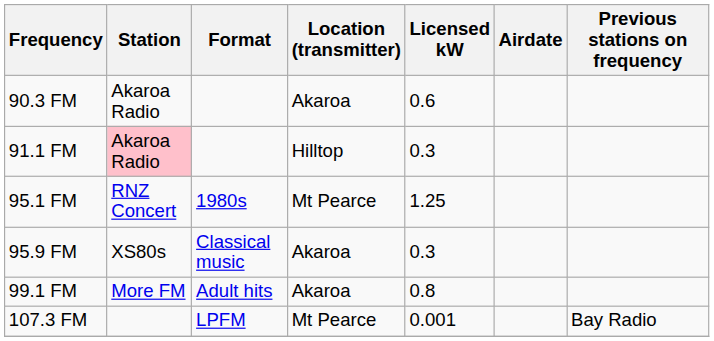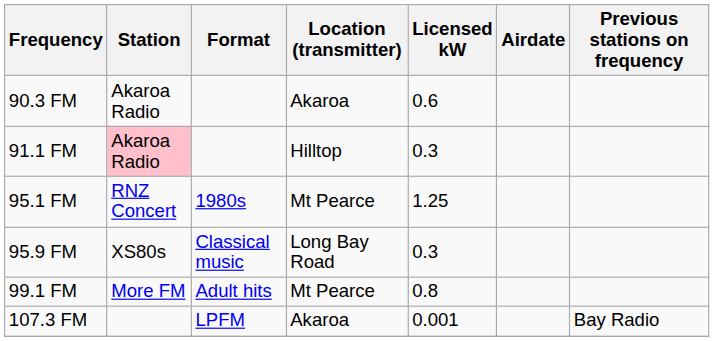(321, 251) Akaroa -> (329, 251) Long Bay Road
(321, 291) Akaroa -> (333, 291) Mt Pearce
(334, 321) Mt Pearce -> (320, 321) Akaroa
